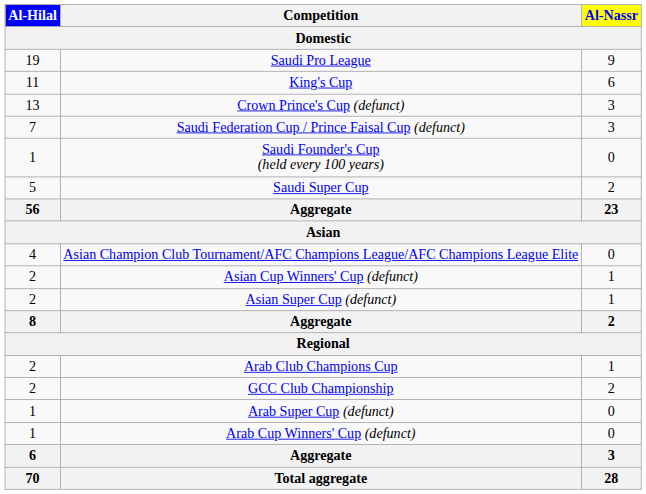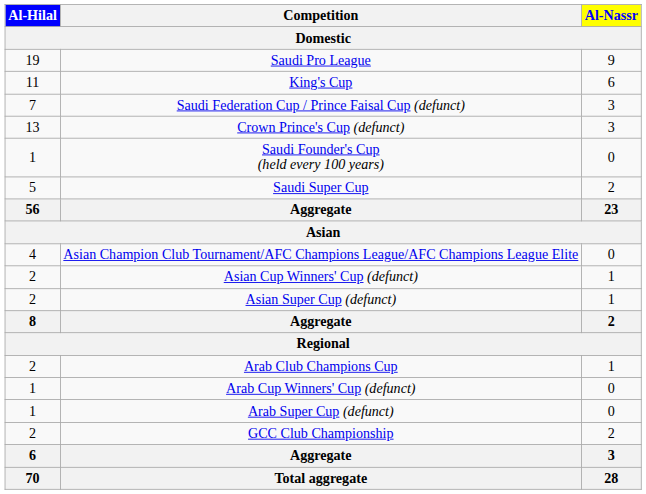rows swapped: (321, 104) <-> (321, 127)
rows swapped: (321, 433) <-> (321, 388)
